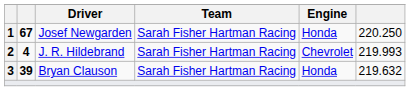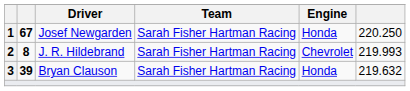(26, 52) 4 -> (26, 52) 8
